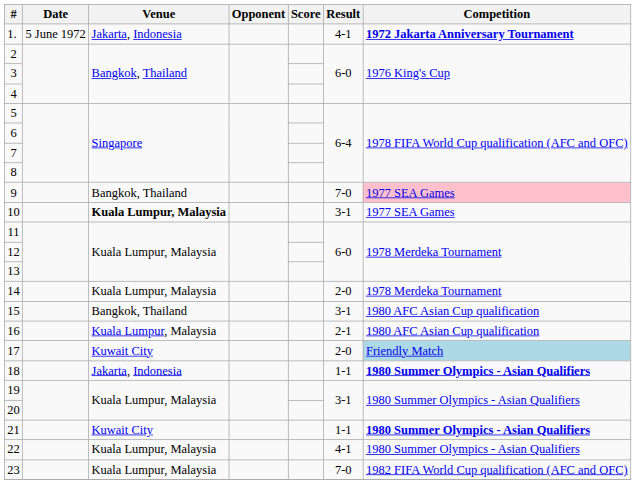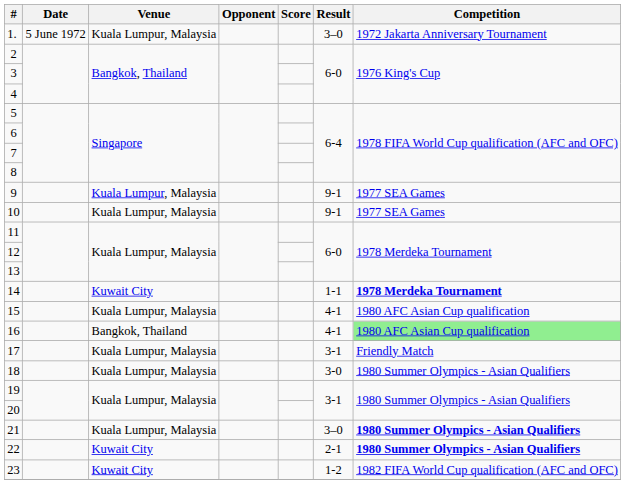(137, 34) Jakarta, Indonesia -> (154, 34) Kuala Lumpur, Malaysia
(343, 34) 4-1 -> (333, 34) 3–0
(470, 34) bold -> (451, 34) normal
(139, 192) Bangkok, Thailand -> (154, 192) Kuala Lumpur, Malaysia
(343, 192) 7-0 -> (333, 192) 9-1
(410, 192) pink background -> (401, 192) no background
(159, 212) bold -> (154, 212) normal
(343, 212) 3-1 -> (333, 212) 9-1
(154, 291) Kuala Lumpur, Malaysia -> (122, 291) Kuwait City
(343, 291) 2-0 -> (333, 291) 1-1
(434, 291) normal -> (429, 291) bold
(139, 311) Bangkok, Thailand -> (154, 311) Kuala Lumpur, Malaysia
(343, 311) 3-1 -> (333, 311) 4-1
(154, 331) Kuala Lumpur, Malaysia -> (139, 331) Bangkok, Thailand
(343, 331) 2-1 -> (333, 331) 4-1
(453, 331) no background -> (443, 331) lightgreen background
(122, 350) Kuwait City -> (154, 350) Kuala Lumpur, Malaysia
(343, 350) 2-0 -> (333, 350) 3-1
(405, 350) lightblue background -> (395, 350) no background
(137, 370) Jakarta, Indonesia -> (154, 370) Kuala Lumpur, Malaysia
(343, 370) 1-1 -> (333, 370) 3-0
(478, 370) bold -> (463, 370) normal
(122, 430) Kuwait City -> (154, 430) Kuala Lumpur, Malaysia
(343, 430) 1-1 -> (333, 430) 3–0
(154, 449) Kuala Lumpur, Malaysia -> (122, 449) Kuwait City
(343, 449) 4-1 -> (333, 449) 2-1
(473, 449) normal -> (468, 449) bold
(154, 469) Kuala Lumpur, Malaysia -> (122, 469) Kuwait City
(343, 469) 7-0 -> (333, 469) 1-2
